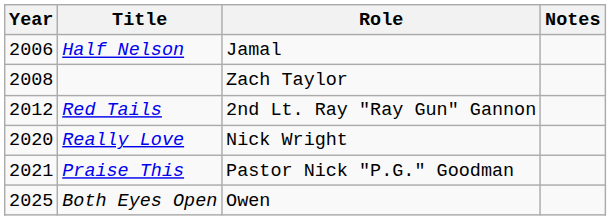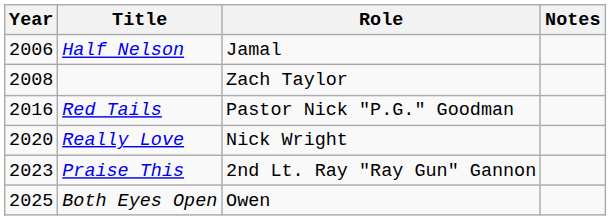(31, 110) 2012 -> (31, 110) 2016
(381, 110) 2nd Lt. Ray "Ray Gun" Gannon -> (370, 110) Pastor Nick "P.G." Goodman
(31, 170) 2021 -> (31, 170) 2023
(370, 170) Pastor Nick "P.G." Goodman -> (381, 170) 2nd Lt. Ray "Ray Gun" Gannon
